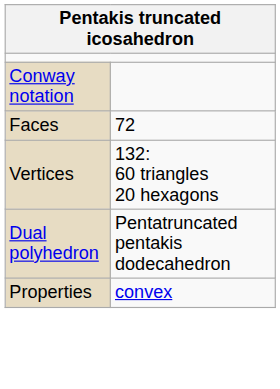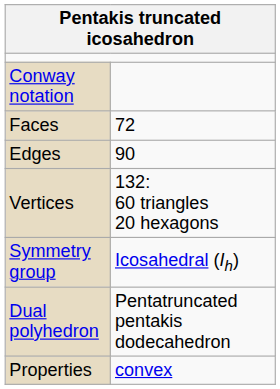+ row: (35, 153)
+ row: (50, 262)
